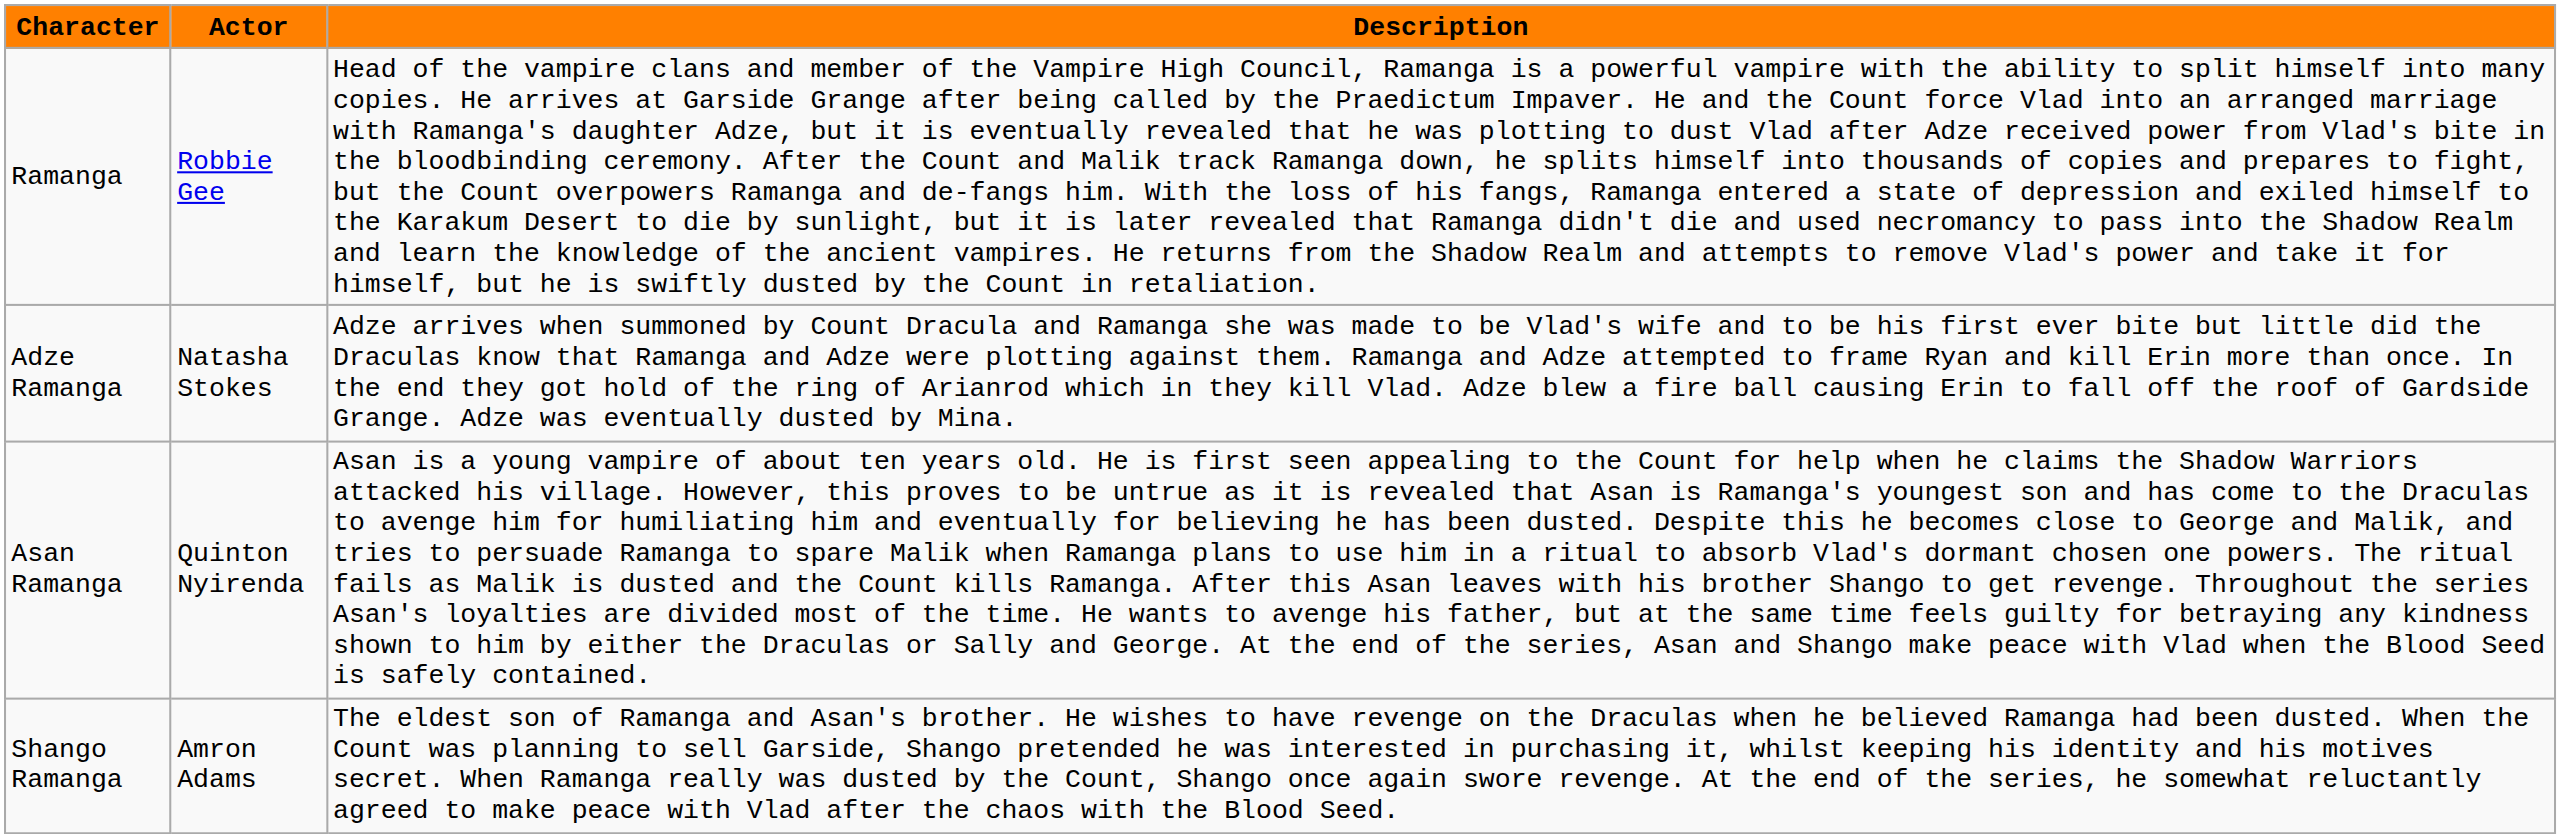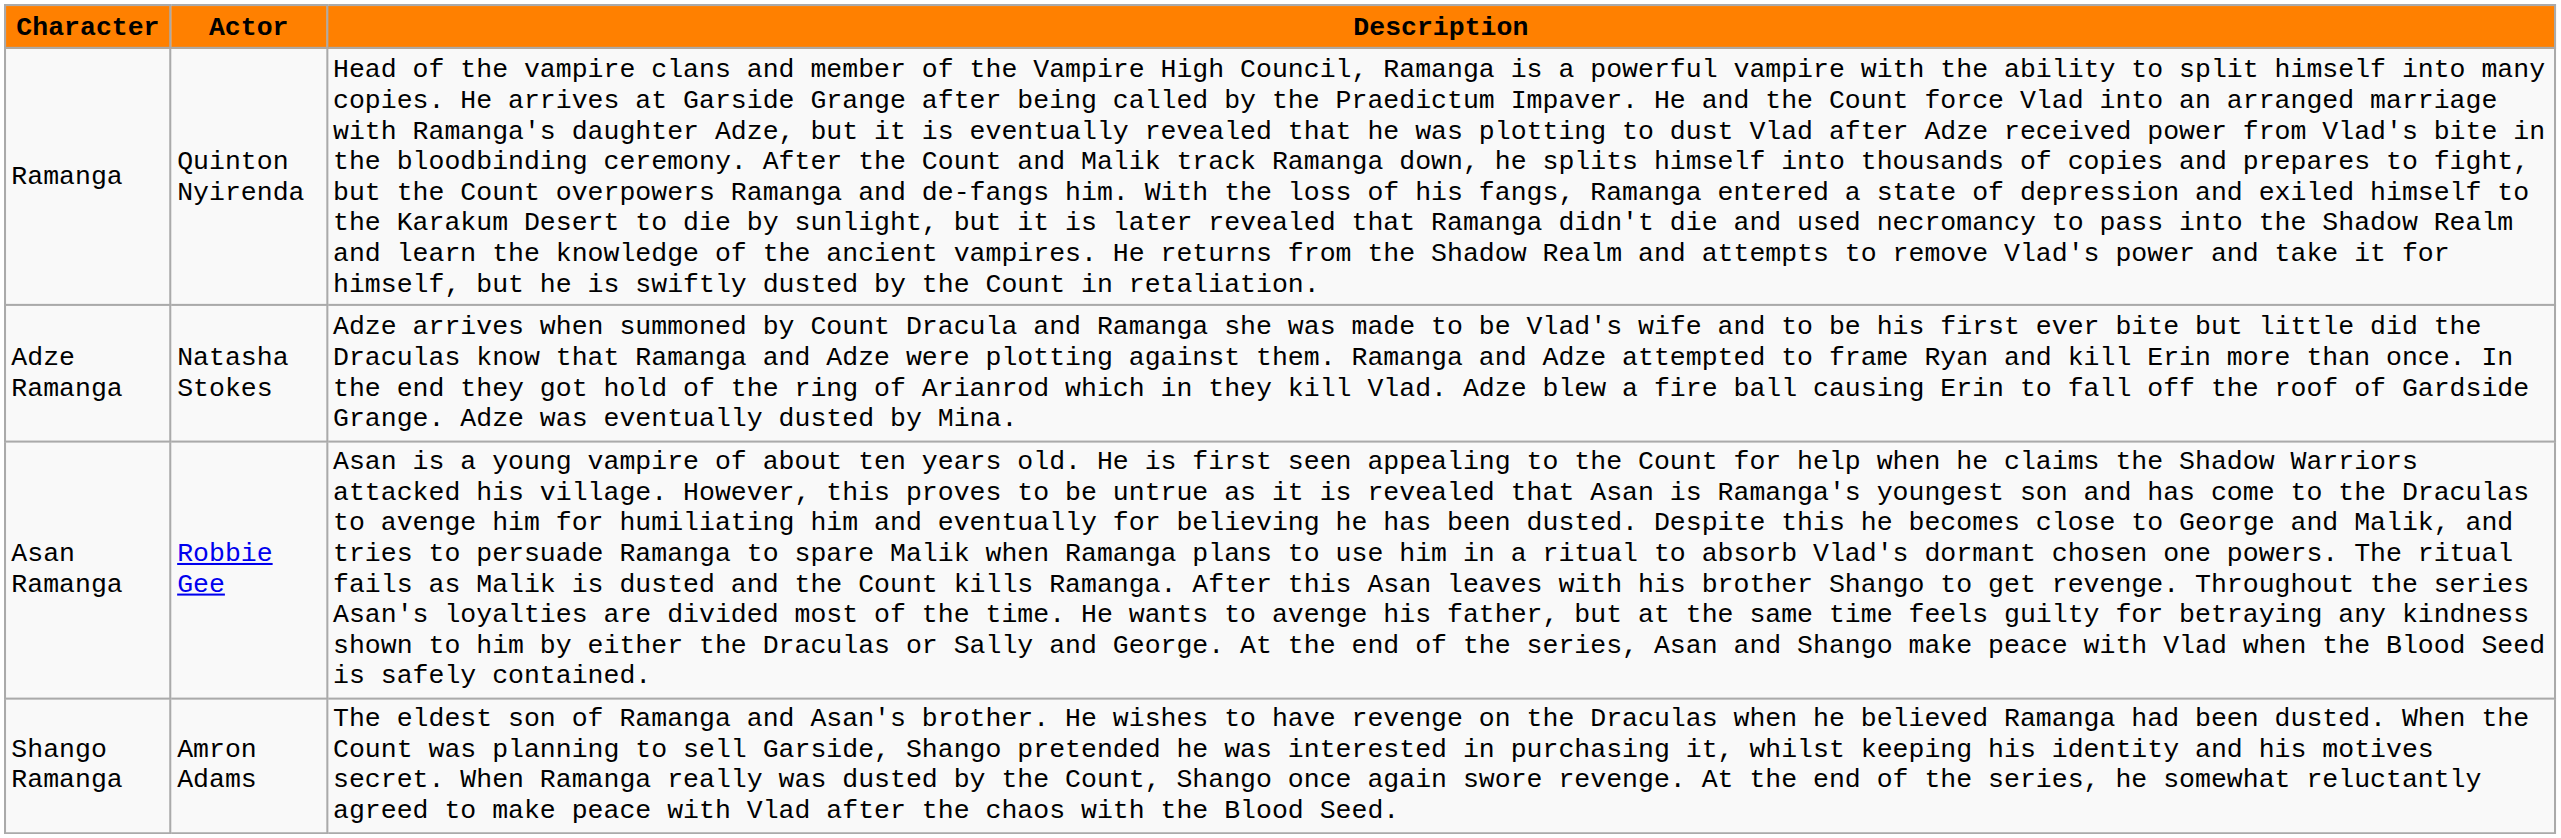(225, 177) Robbie Gee -> (241, 177) Quinton Nyirenda
(241, 569) Quinton Nyirenda -> (225, 569) Robbie Gee
